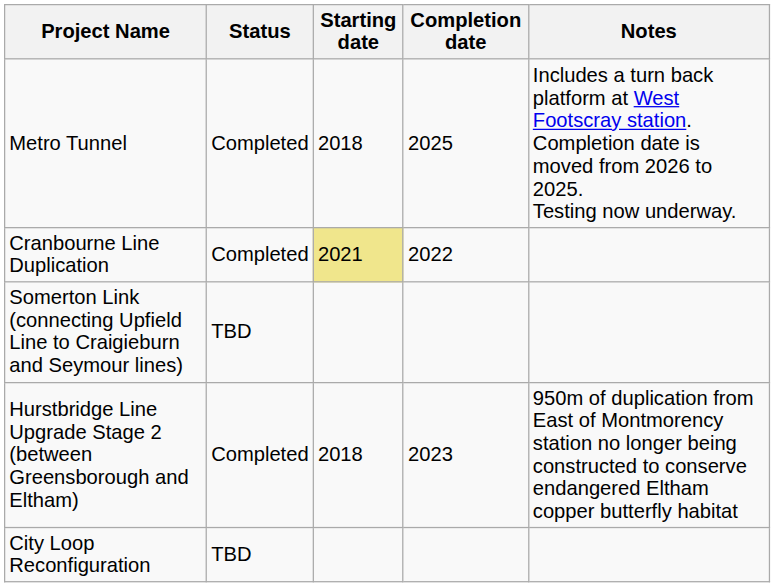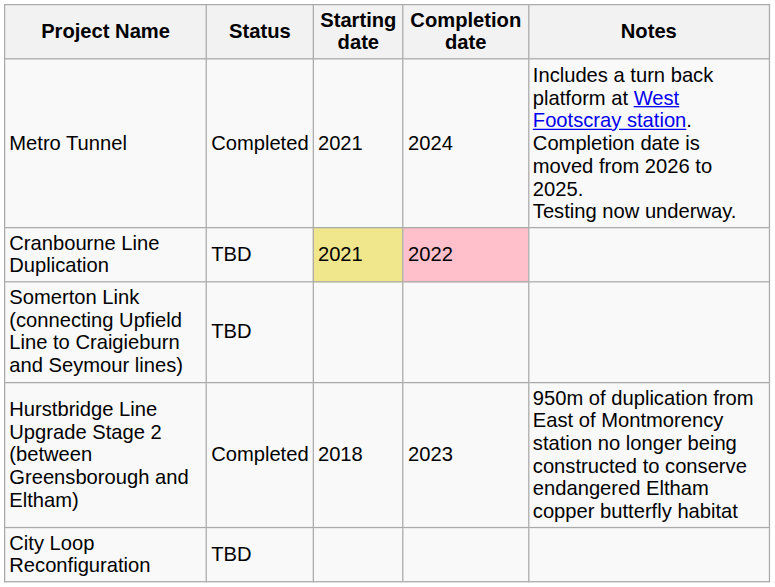(340, 143) 2018 -> (340, 143) 2021
(430, 143) 2025 -> (430, 143) 2024
(260, 254) Completed -> (231, 254) TBD
(430, 254) no background -> (430, 254) pink background
